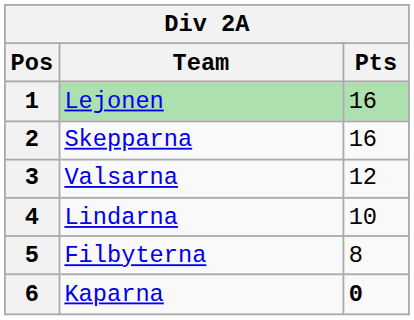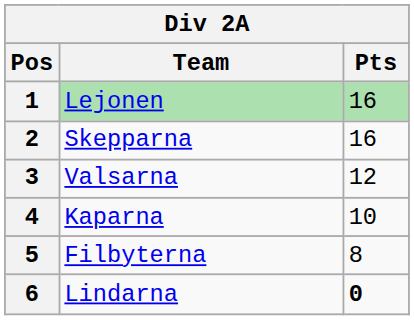(121, 217) Lindarna -> (114, 217) Kaparna
(114, 294) Kaparna -> (121, 294) Lindarna
